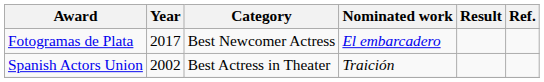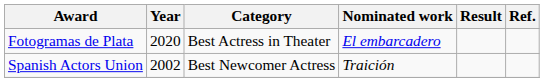(165, 41) 2017 -> (165, 41) 2020
(262, 41) Best Newcomer Actress -> (259, 41) Best Actress in Theater
(259, 65) Best Actress in Theater -> (262, 65) Best Newcomer Actress
